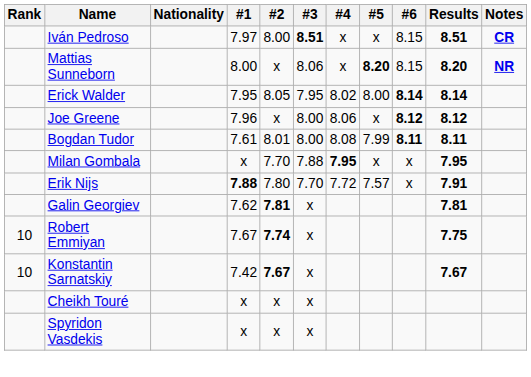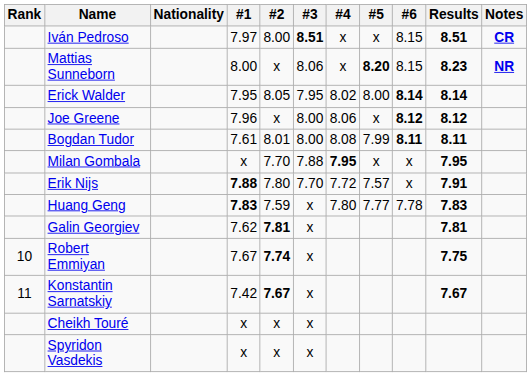(454, 66) 8.20 -> (454, 66) 8.23
+ row: (87, 205)
(24, 272) 10 -> (24, 294) 11
